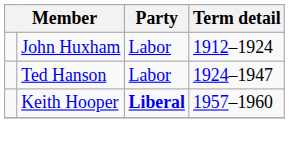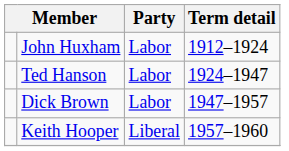+ row: (65, 103)
(157, 103) bold -> (154, 131) normal
